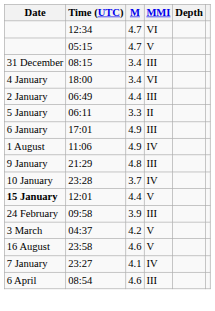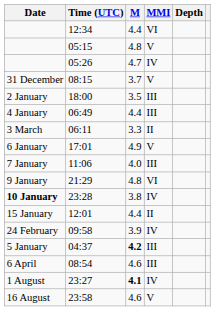(135, 29) 4.7 -> (135, 29) 4.4
(135, 46) 4.7 -> (135, 46) 4.8
+ row: (80, 63)
(135, 63) 3.4 -> (135, 79) 3.7
(152, 63) III -> (150, 79) V
(27, 79) 4 January -> (27, 96) 2 January
(135, 79) 3.4 -> (135, 96) 3.5
(152, 79) VI -> (152, 96) III
(27, 96) 2 January -> (27, 113) 4 January
(27, 113) 5 January -> (25, 130) 3 March
(152, 130) III -> (150, 146) V
(26, 146) 1 August -> (27, 163) 7 January
(135, 146) 4.9 -> (135, 163) 4.0
(152, 146) IV -> (152, 163) III
(152, 163) III -> (152, 180) VI
(30, 180) normal -> (32, 197) bold
(135, 180) 3.7 -> (135, 197) 3.8
(32, 197) bold -> (30, 213) normal
(150, 197) V -> (150, 213) II
(152, 213) III -> (152, 230) IV
(25, 230) 3 March -> (27, 247) 5 January
(135, 230) normal -> (135, 247) bold
(150, 230) V -> (152, 247) III
rows swapped: (80, 280) <-> (80, 247)
(27, 264) 7 January -> (26, 280) 1 August
(135, 264) normal -> (135, 280) bold
